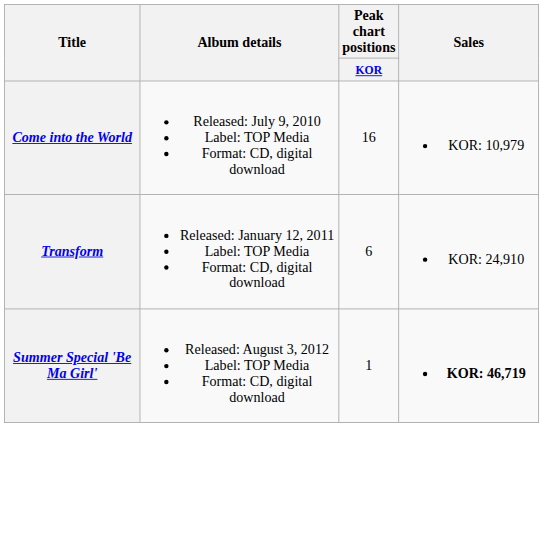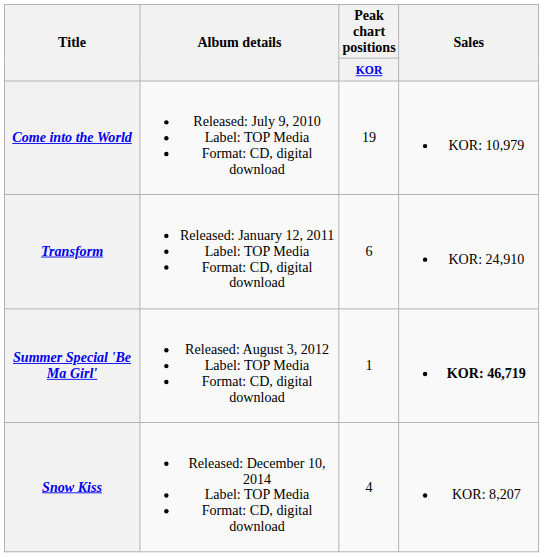(369, 137) 16 -> (369, 137) 19
+ row: (72, 487)
